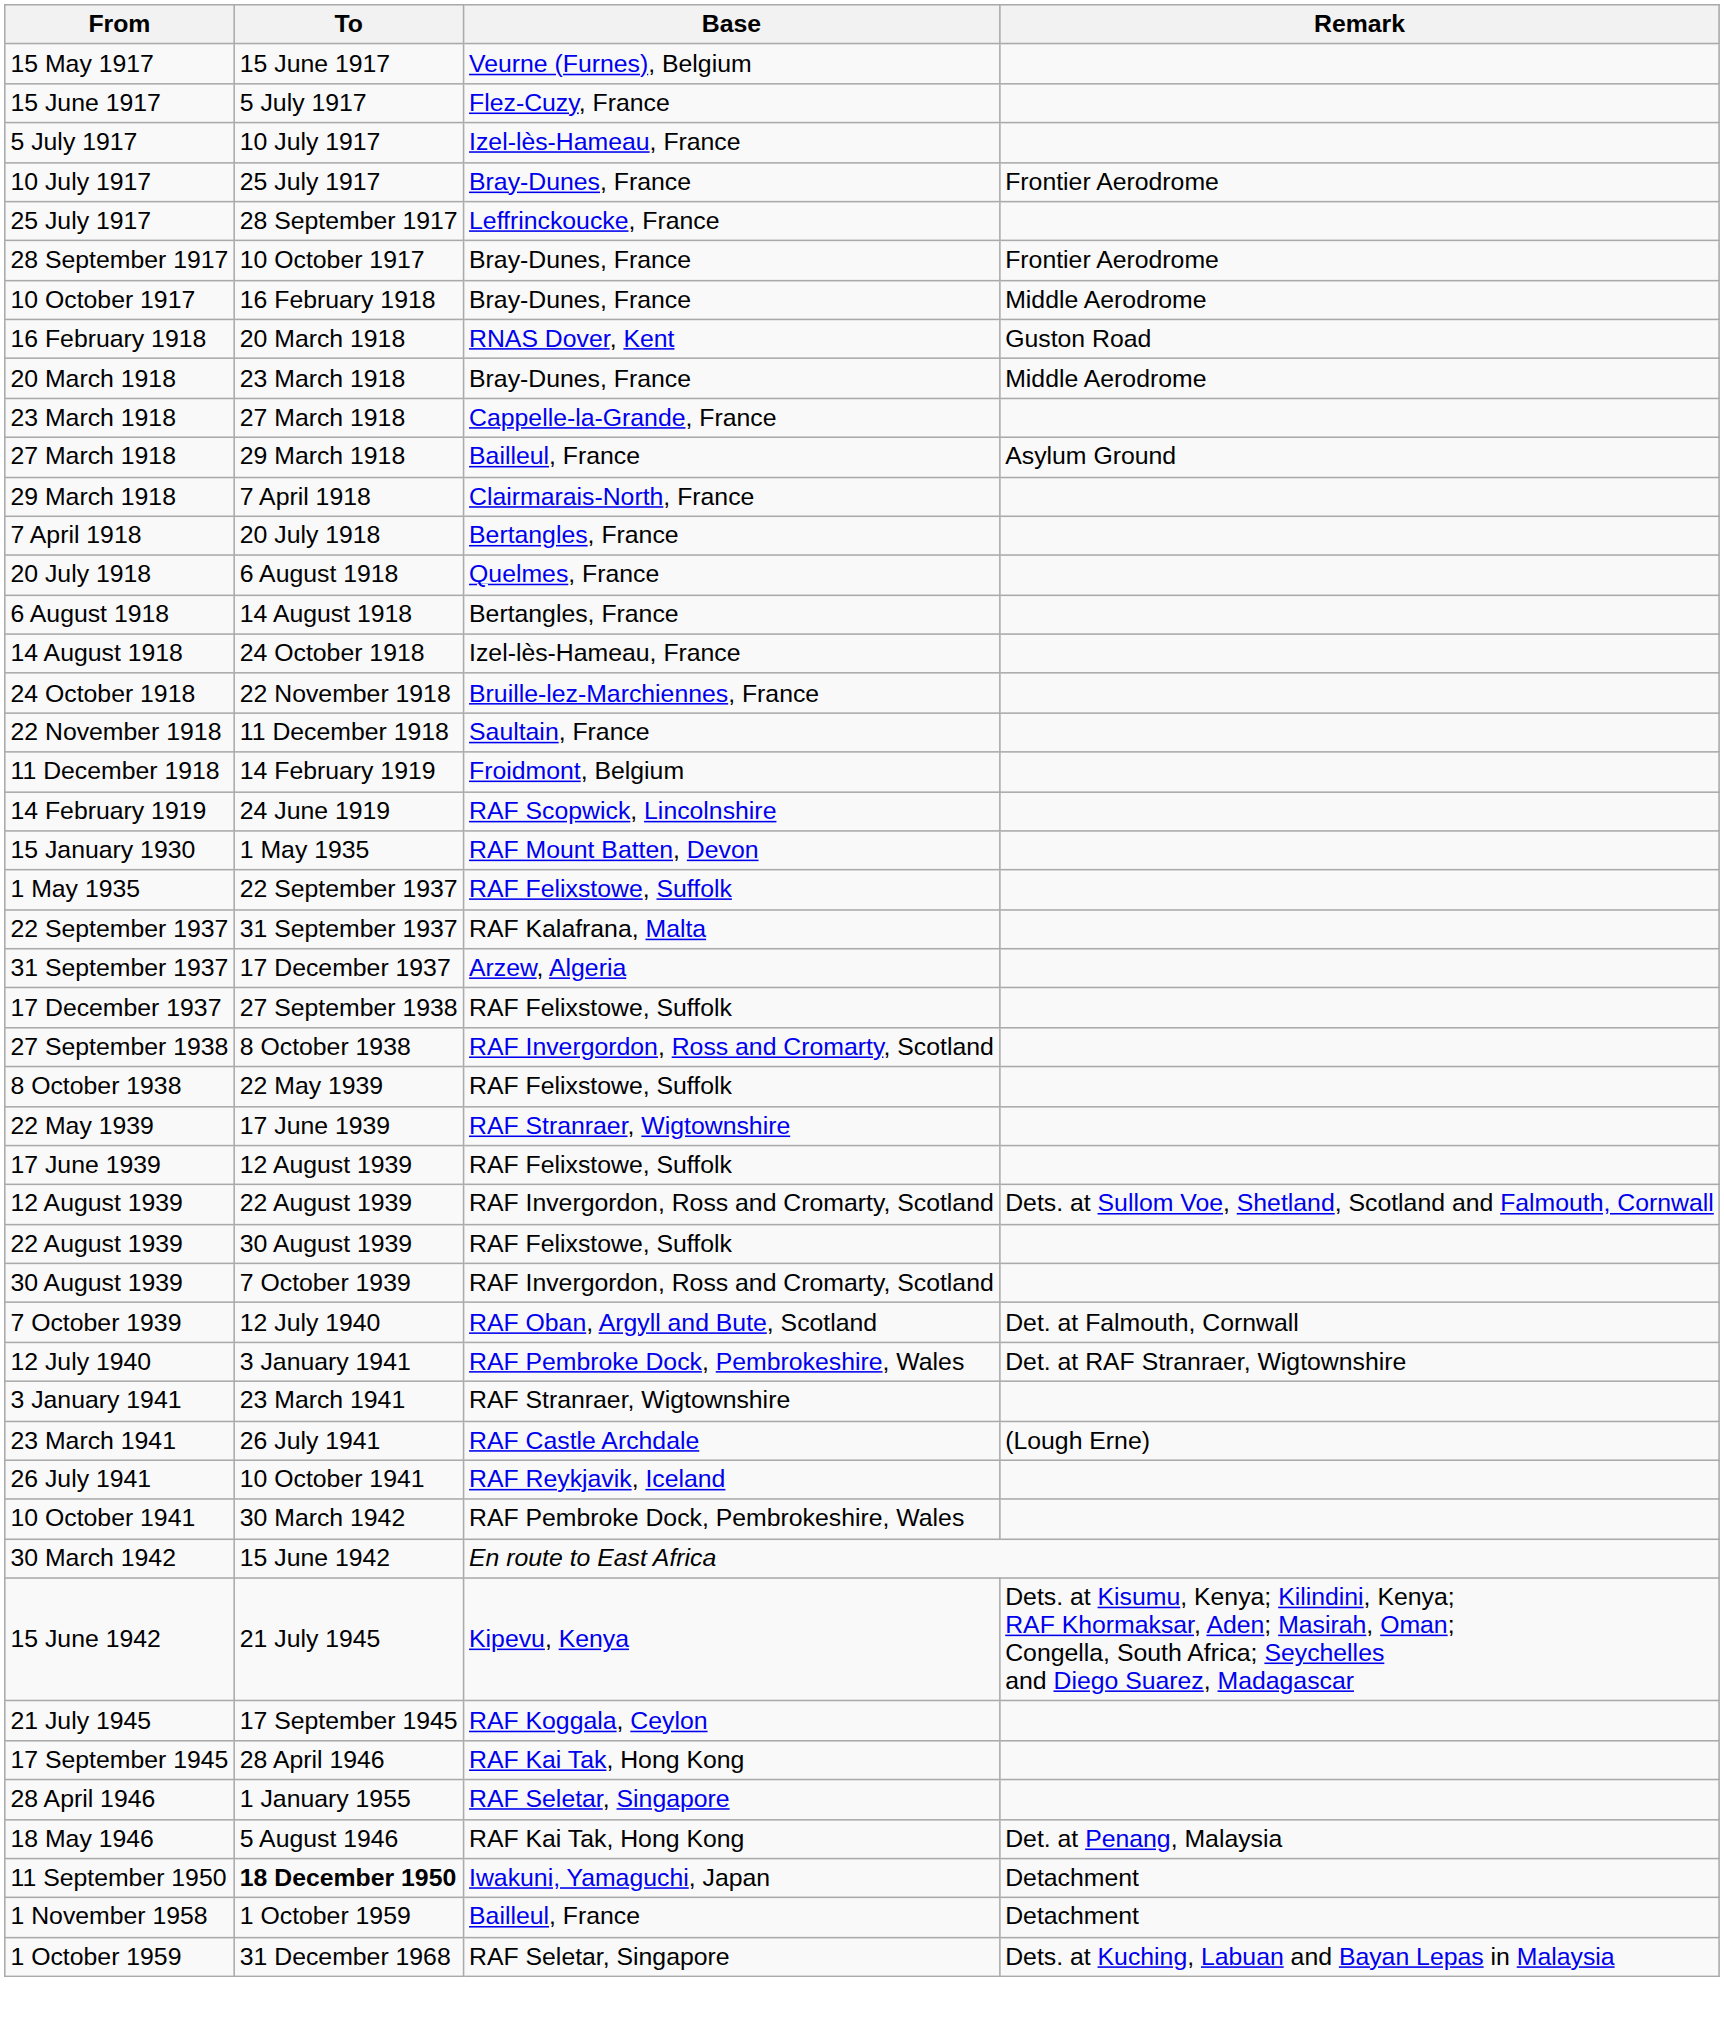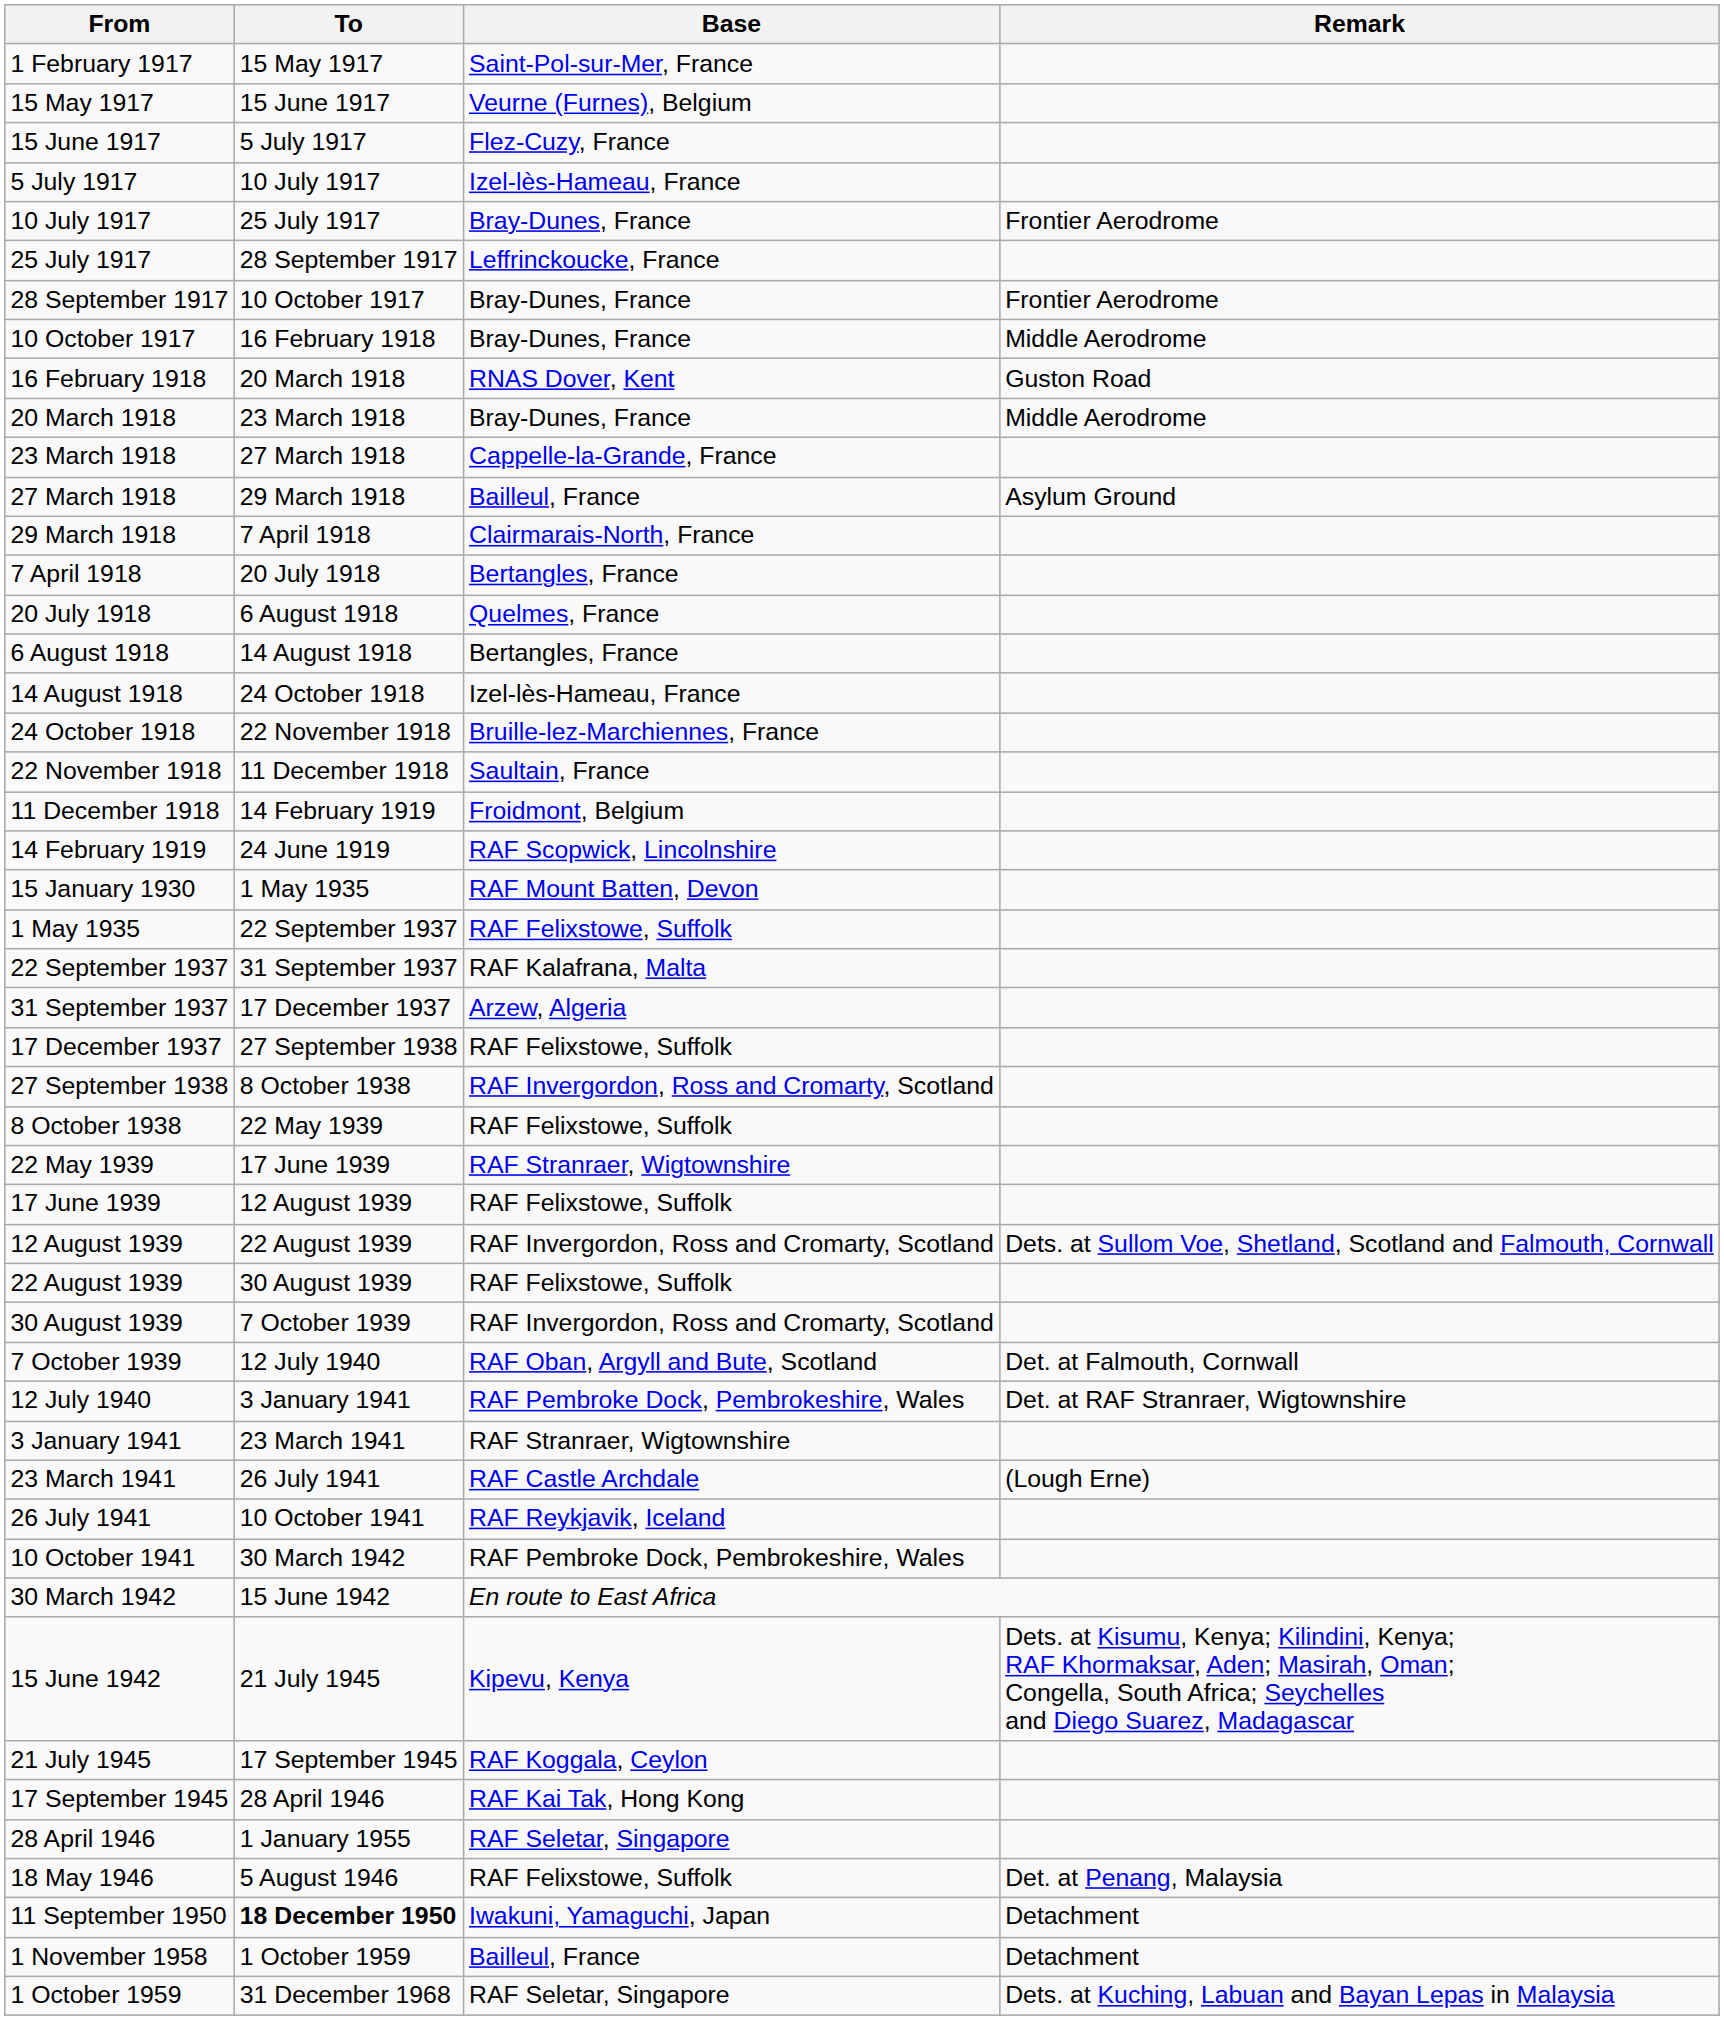+ row: (101, 63)
(607, 1838) RAF Kai Tak, Hong Kong -> (600, 1877) RAF Felixstowe, Suffolk
